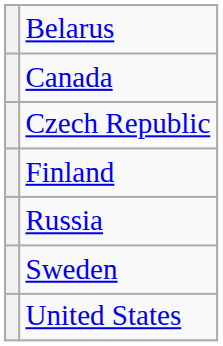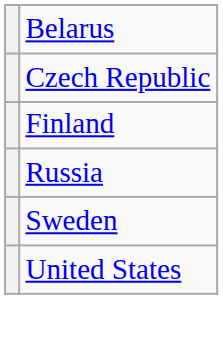- row: (69, 76)
